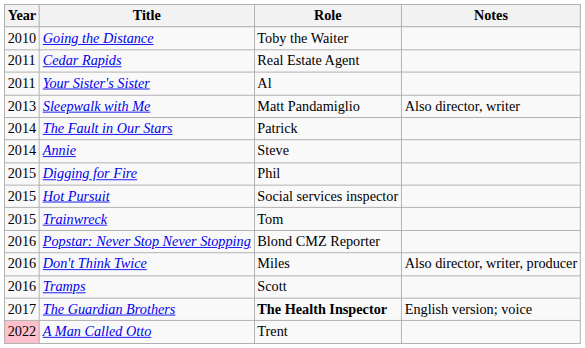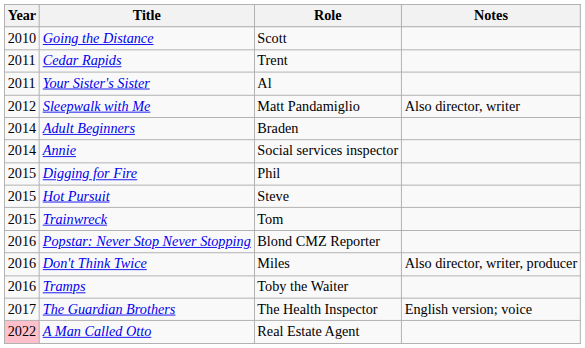(303, 38) Toby the Waiter -> (272, 38) Scott
(308, 60) Real Estate Agent -> (273, 60) Trent
(22, 106) 2013 -> (22, 106) 2012
- row: (108, 128)
+ row: (89, 128)
(273, 151) Steve -> (328, 151) Social services inspector
(328, 196) Social services inspector -> (273, 196) Steve
(272, 286) Scott -> (303, 286) Toby the Waiter
(322, 309) bold -> (317, 309) normal
(273, 331) Trent -> (308, 331) Real Estate Agent
